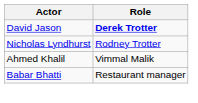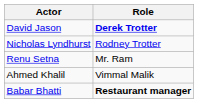+ row: (33, 59)
(140, 75) normal -> (143, 91) bold
